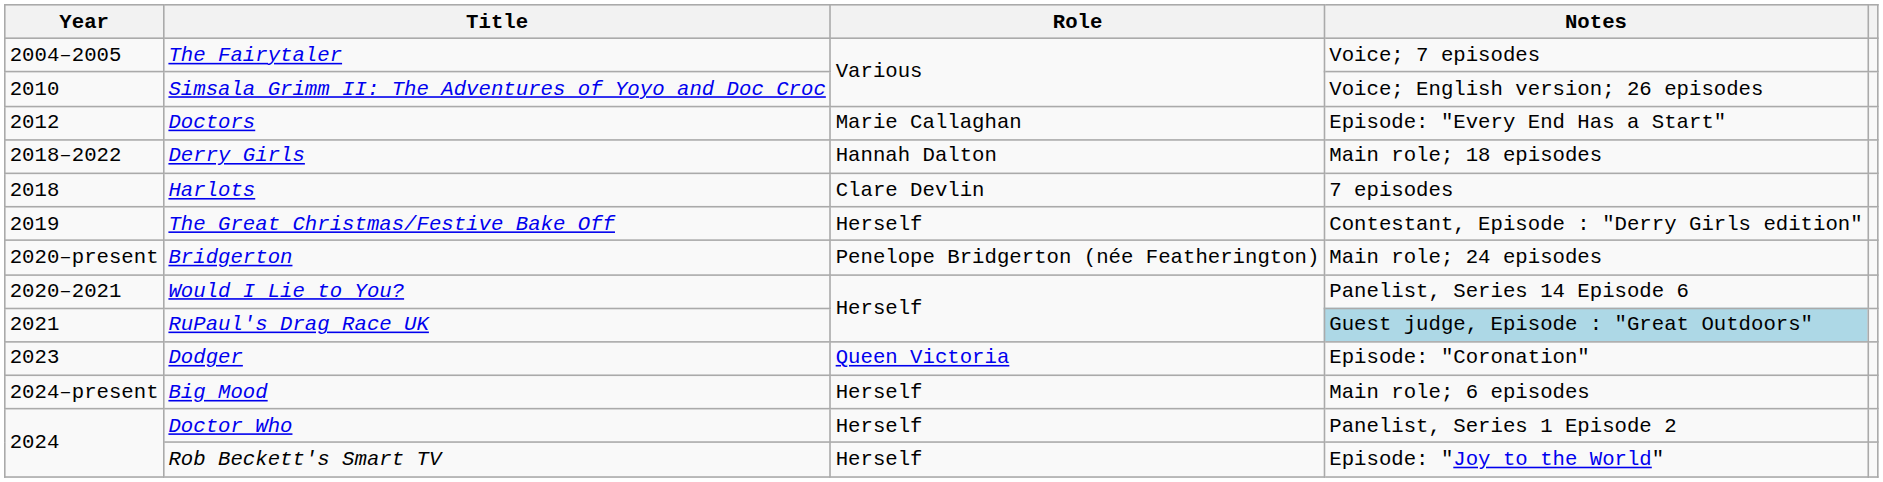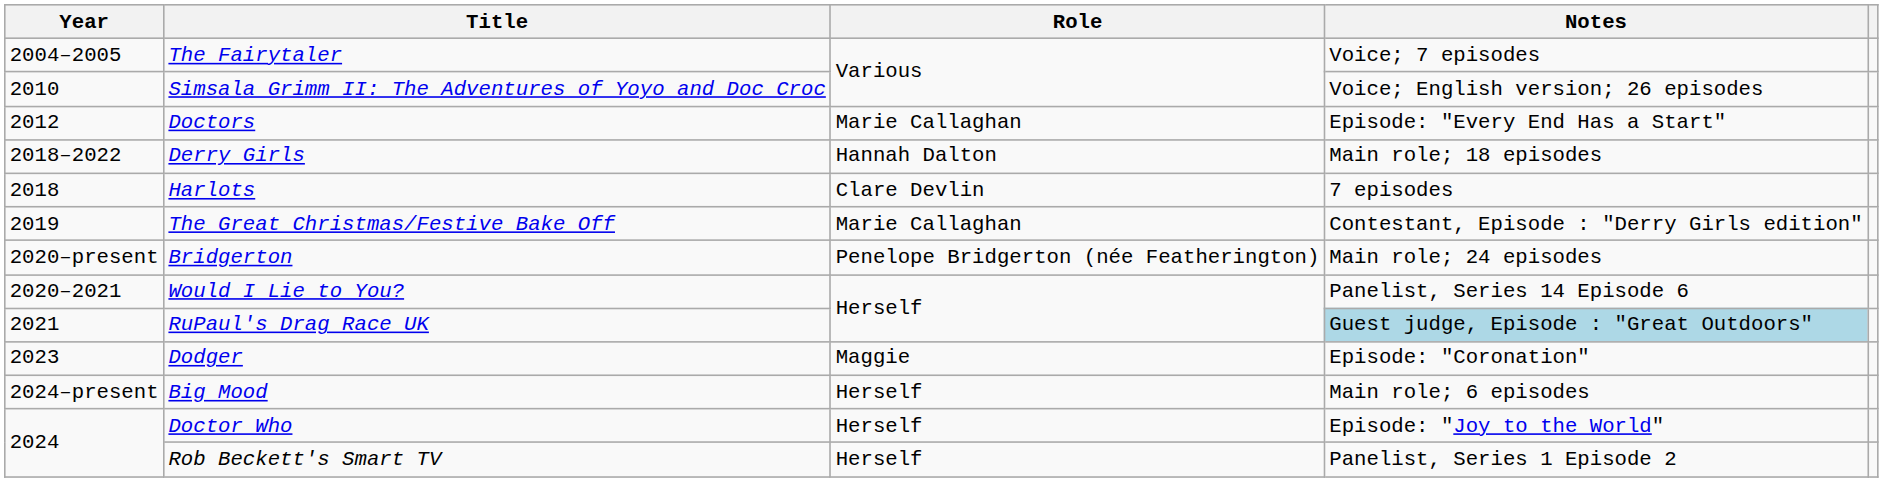(879, 224) Herself -> (929, 224) Marie Callaghan
(922, 359) Queen Victoria -> (873, 359) Maggie
(1503, 426) Panelist, Series 1 Episode 2 -> (1497, 426) Episode: "Joy to the World"
(1497, 460) Episode: "Joy to the World" -> (1503, 460) Panelist, Series 1 Episode 2
